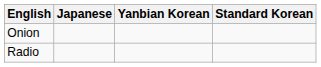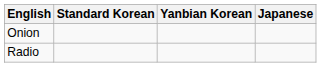columns swapped: (84, 14) <-> (264, 14)
